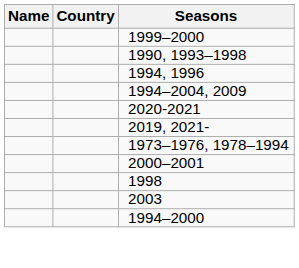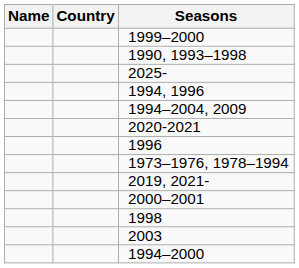+ row: (148, 73)
+ row: (145, 145)
rows swapped: (169, 127) <-> (208, 145)
